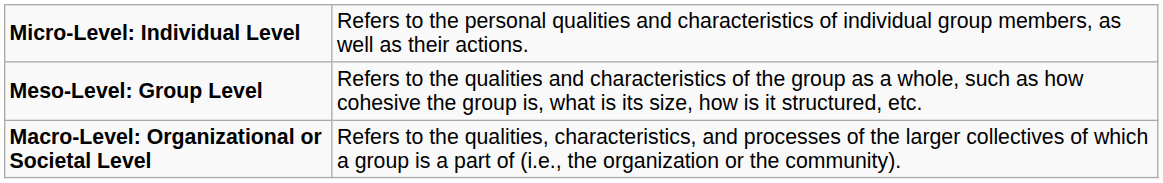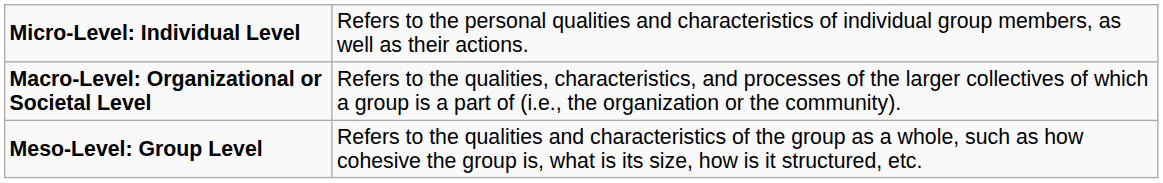rows swapped: (136, 91) <-> (166, 148)
